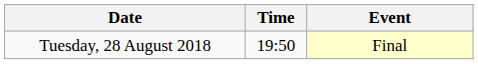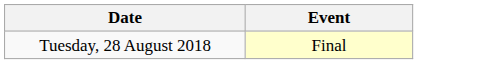- column: (276, 17)
